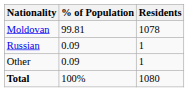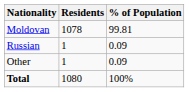columns swapped: (160, 12) <-> (98, 12)
